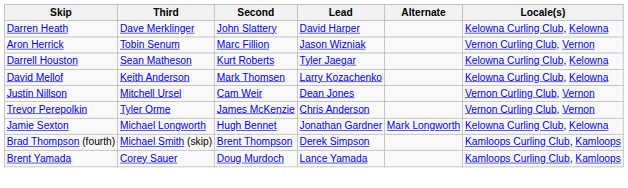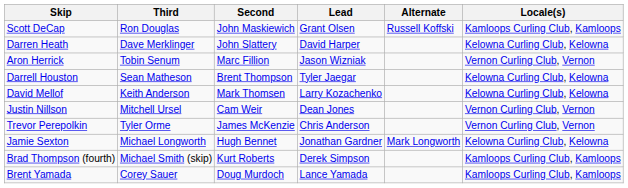+ row: (36, 28)
(246, 61) Kurt Roberts -> (255, 77) Brent Thompson
(255, 142) Brent Thompson -> (246, 158) Kurt Roberts
